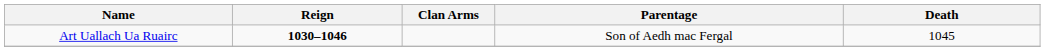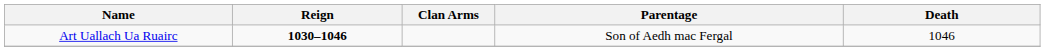(942, 35) 1045 -> (942, 35) 1046
